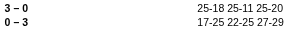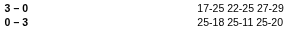(240, 8) 25-18 25-11 25-20 -> (241, 8) 17-25 22-25 27-29
(241, 23) 17-25 22-25 27-29 -> (240, 23) 25-18 25-11 25-20
